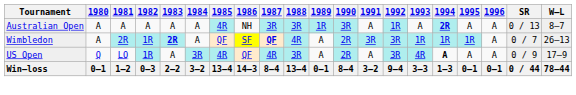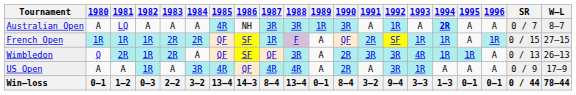(123, 25) A -> (123, 25) LQ
(524, 25) 0 / 13 -> (524, 25) 0 / 7
+ row: (35, 40)
(98, 40) A -> (98, 54) Q
(173, 40) bold -> (173, 54) normal
(272, 40) bold -> (272, 54) normal
(296, 40) 4R -> (296, 54) 3R
(420, 40) 1R -> (420, 54) 4R
(524, 40) 0 / 7 -> (524, 54) 0 / 13
(98, 54) Q -> (98, 68) A
(123, 54) LQ -> (123, 68) A
(296, 54) 3R -> (296, 68) 4R
(420, 54) 4R -> (420, 68) 1R
(445, 54) bold -> (445, 68) normal
